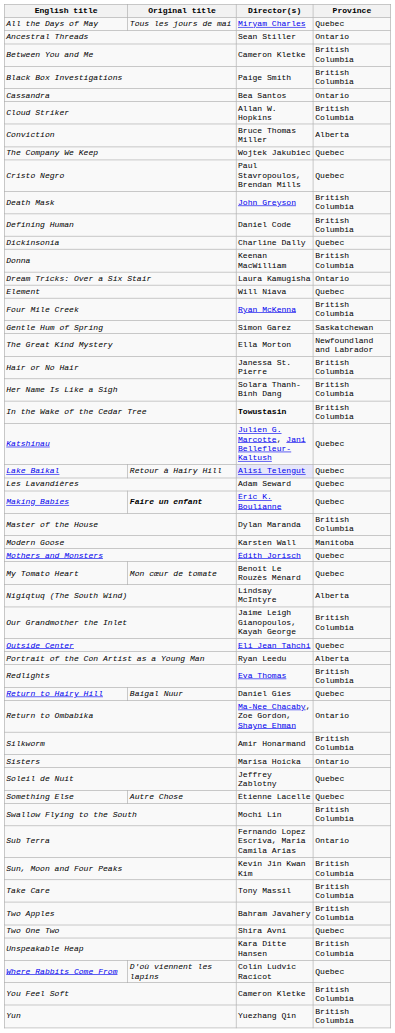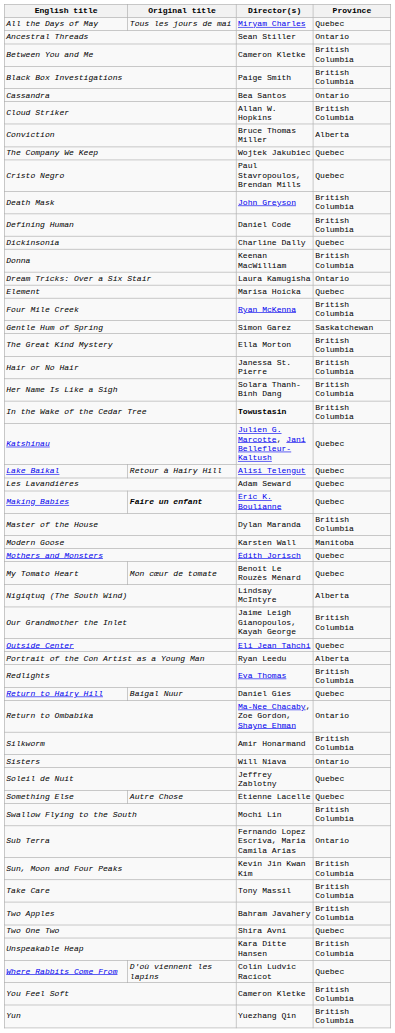(262, 292) Will Niava -> (269, 292) Marisa Hoicka
(344, 345) Newfoundland and Labrador -> (335, 345) British Columbia
(272, 471) lavender background -> (272, 471) no background
(269, 761) Marisa Hoicka -> (262, 761) Will Niava
